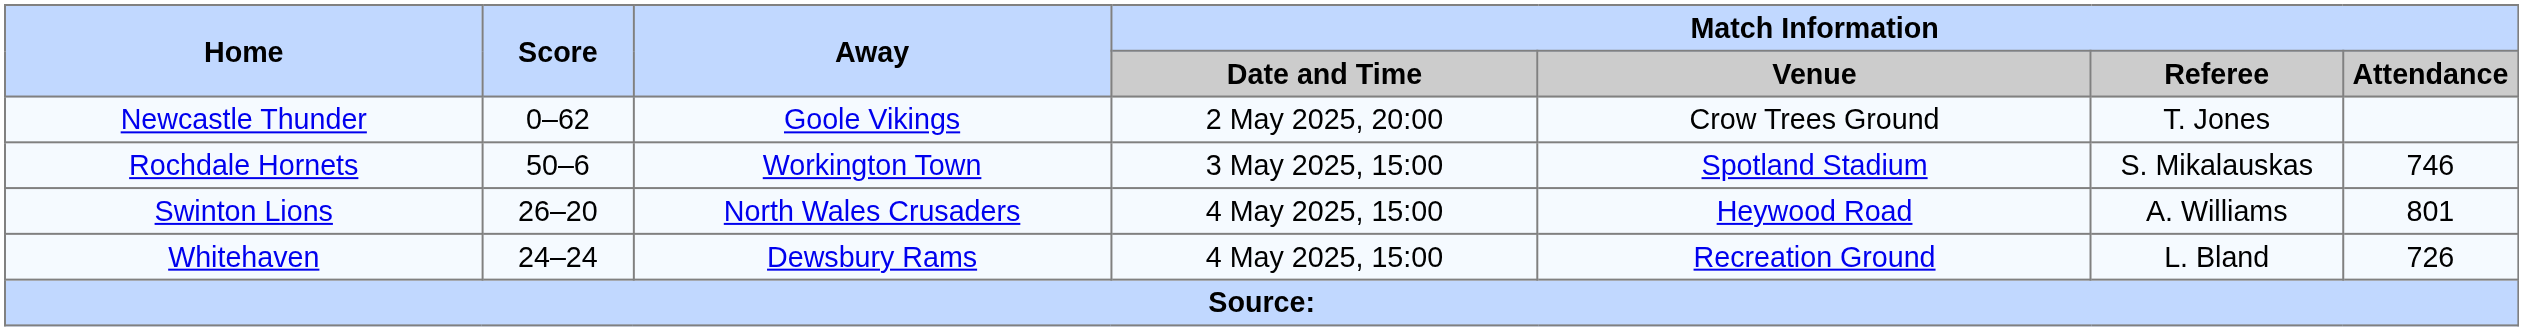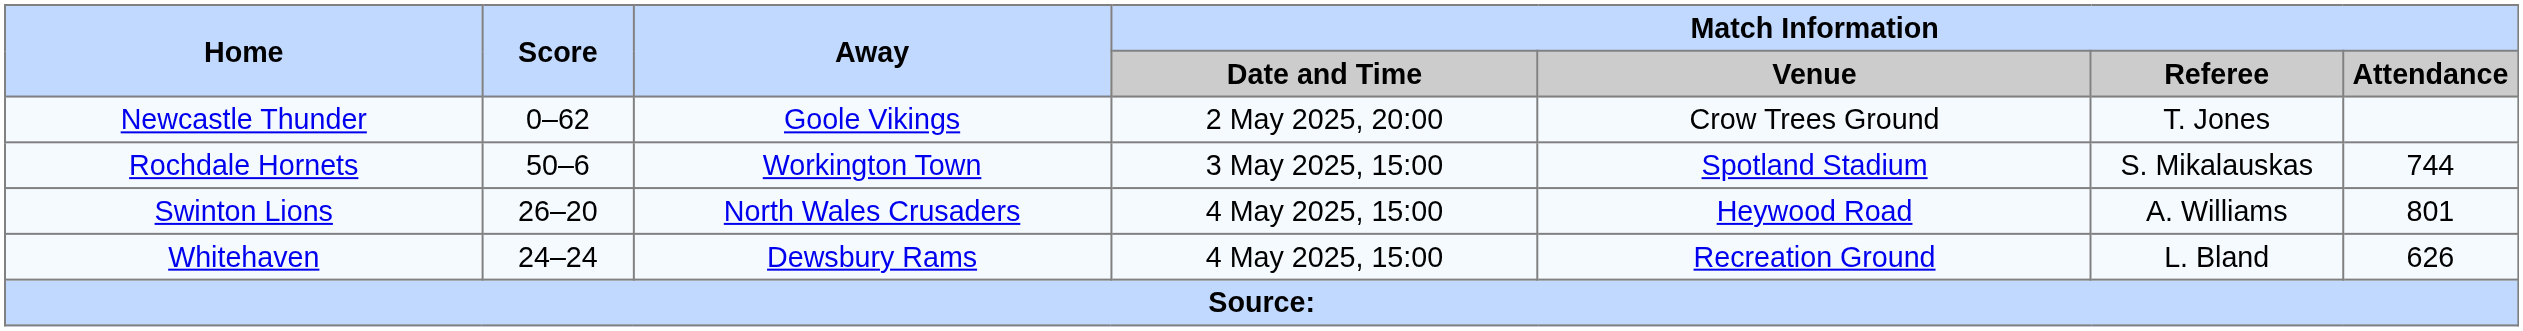(2430, 165) 746 -> (2430, 165) 744
(2430, 257) 726 -> (2430, 257) 626
